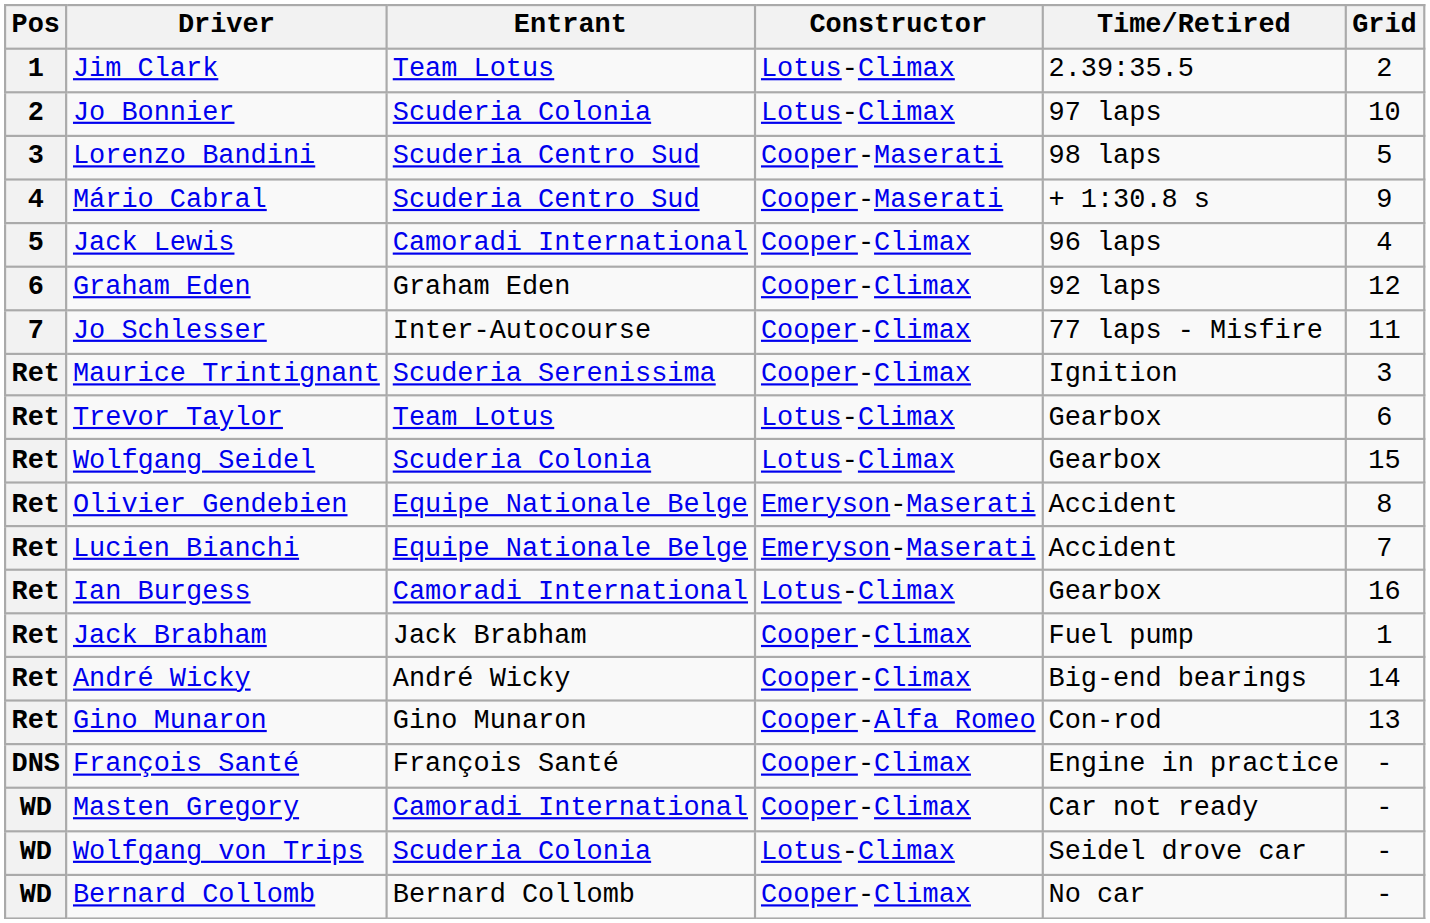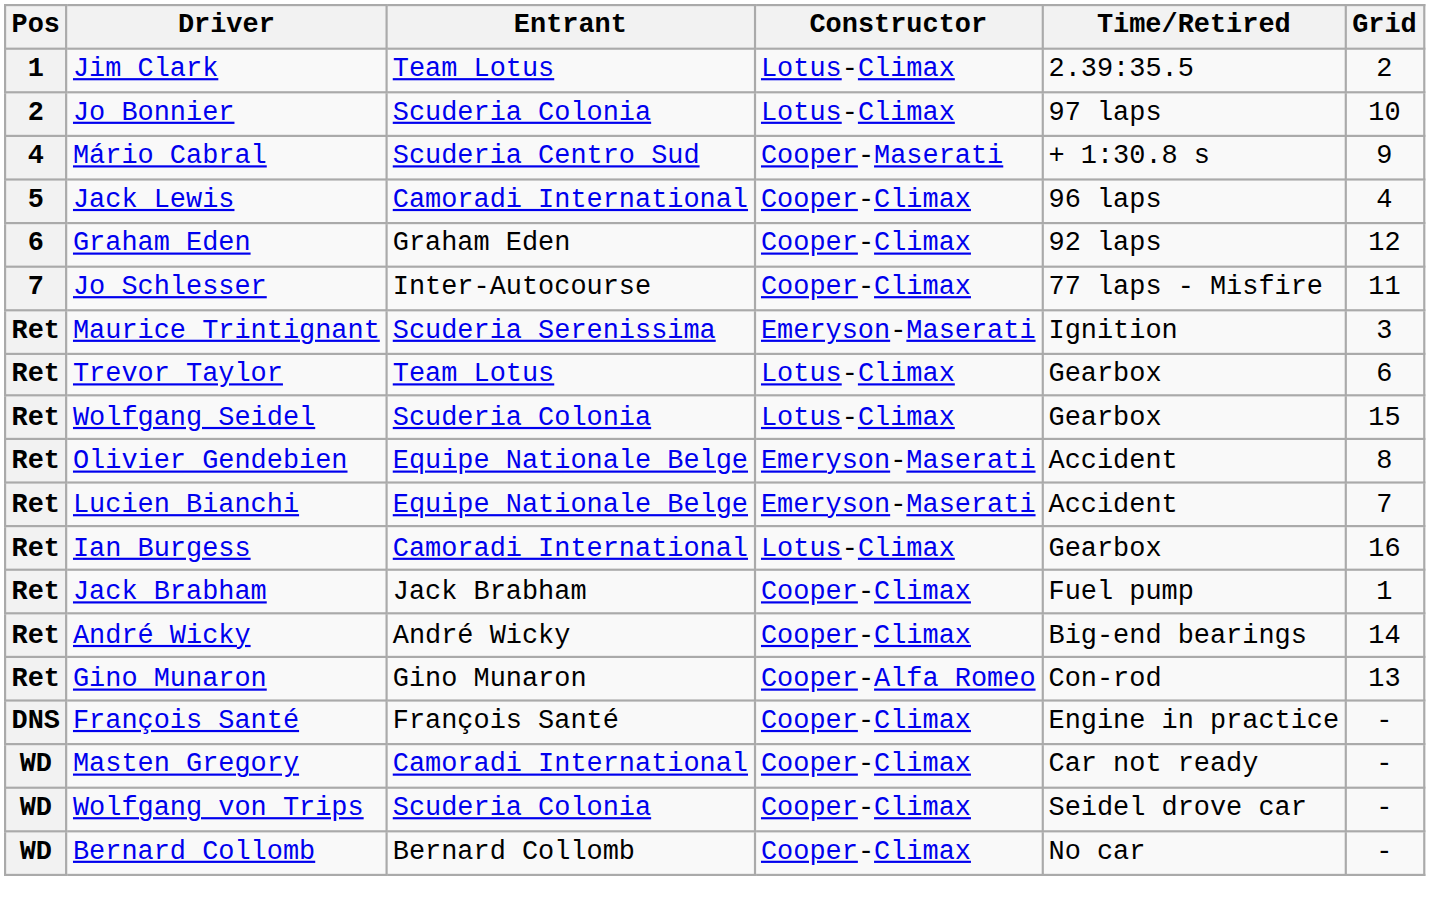- row: (194, 158)
(866, 375) Cooper-Climax -> (898, 331) Emeryson-Maserati
(858, 853) Lotus-Climax -> (866, 810) Cooper-Climax
